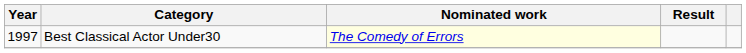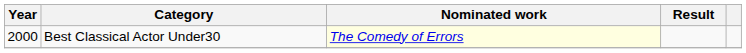(23, 36) 1997 -> (23, 36) 2000
